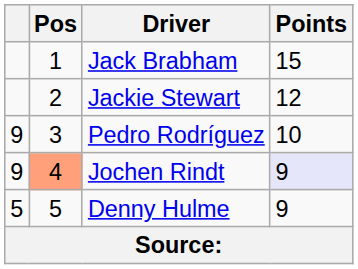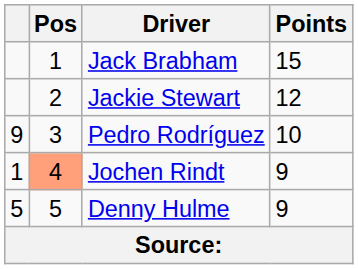(17, 172) 9 -> (17, 172) 1
(282, 172) lavender background -> (282, 172) no background
